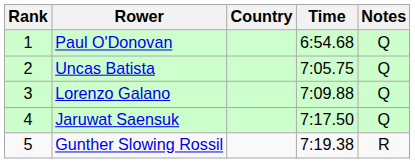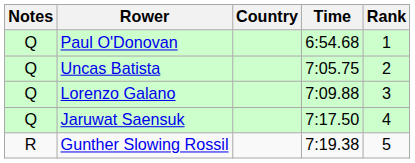columns swapped: (28, 17) <-> (384, 17)
